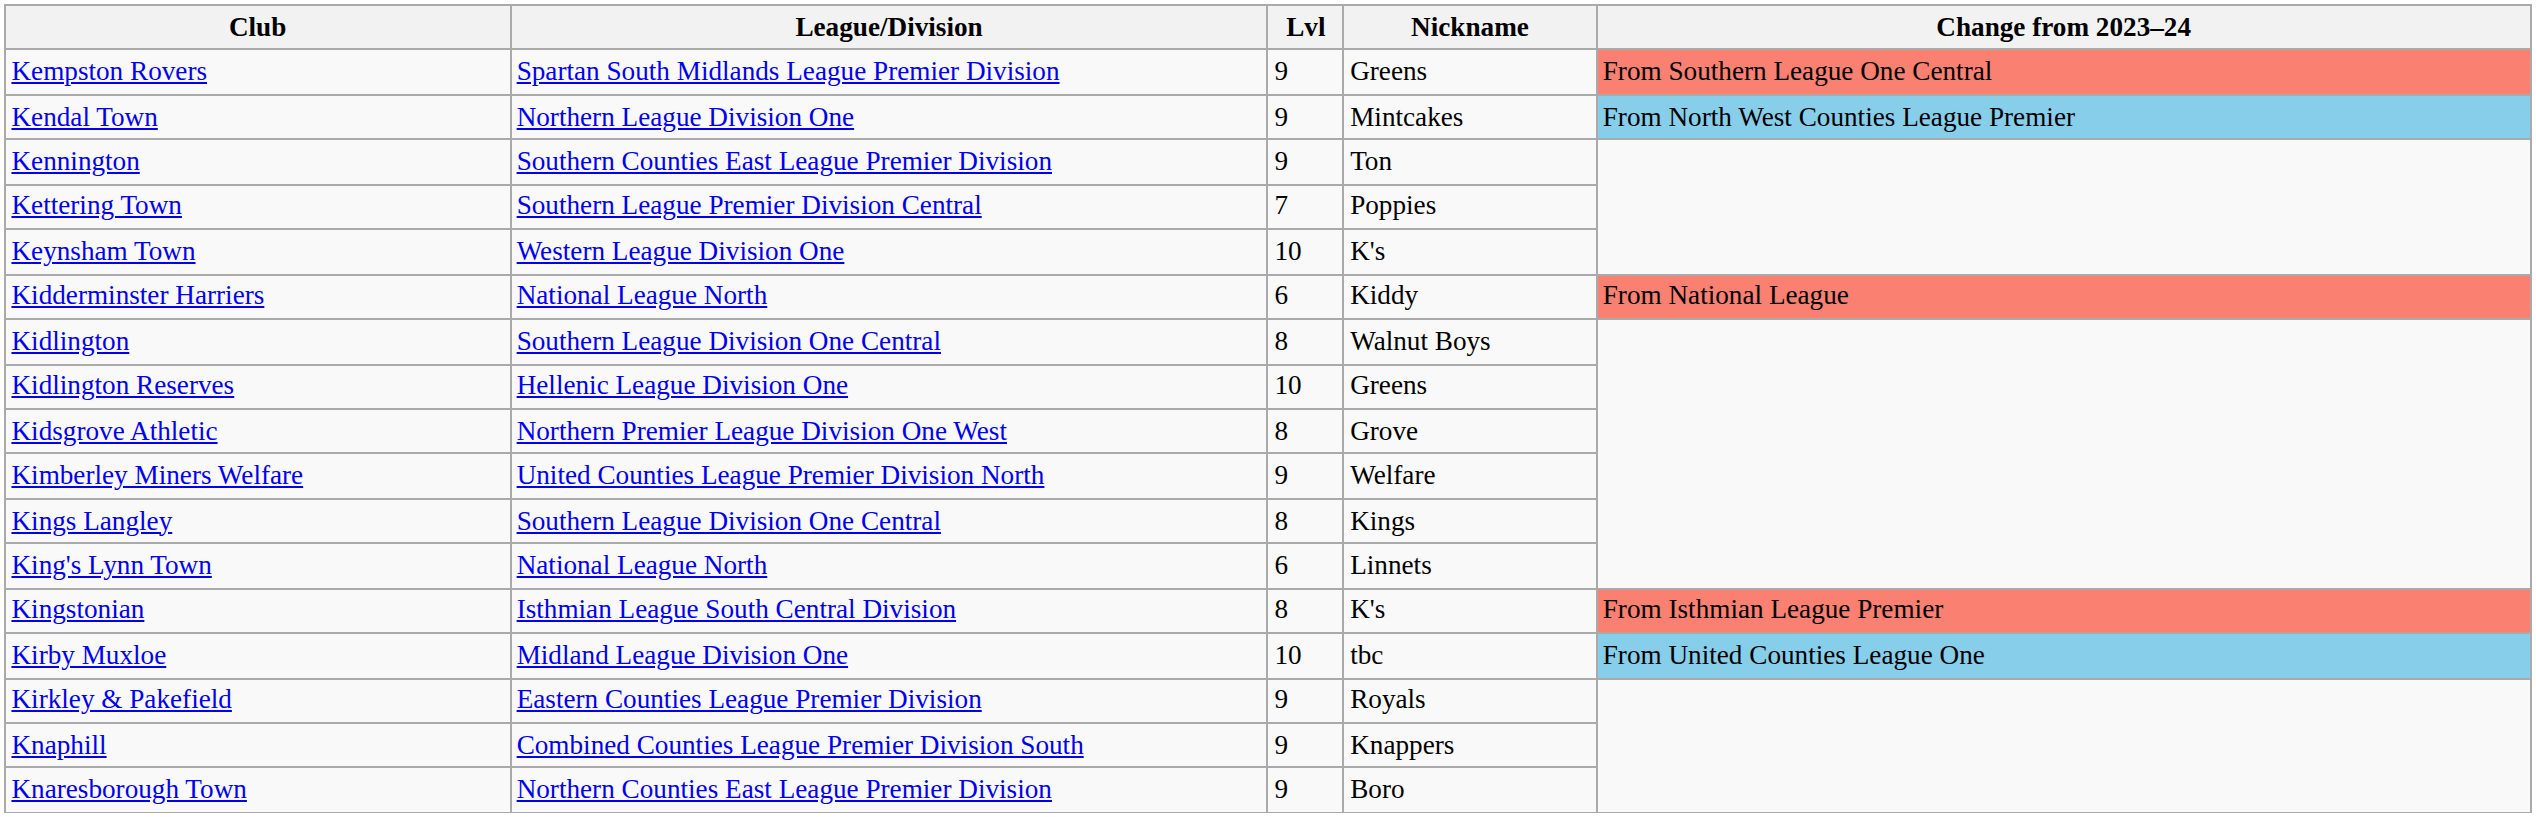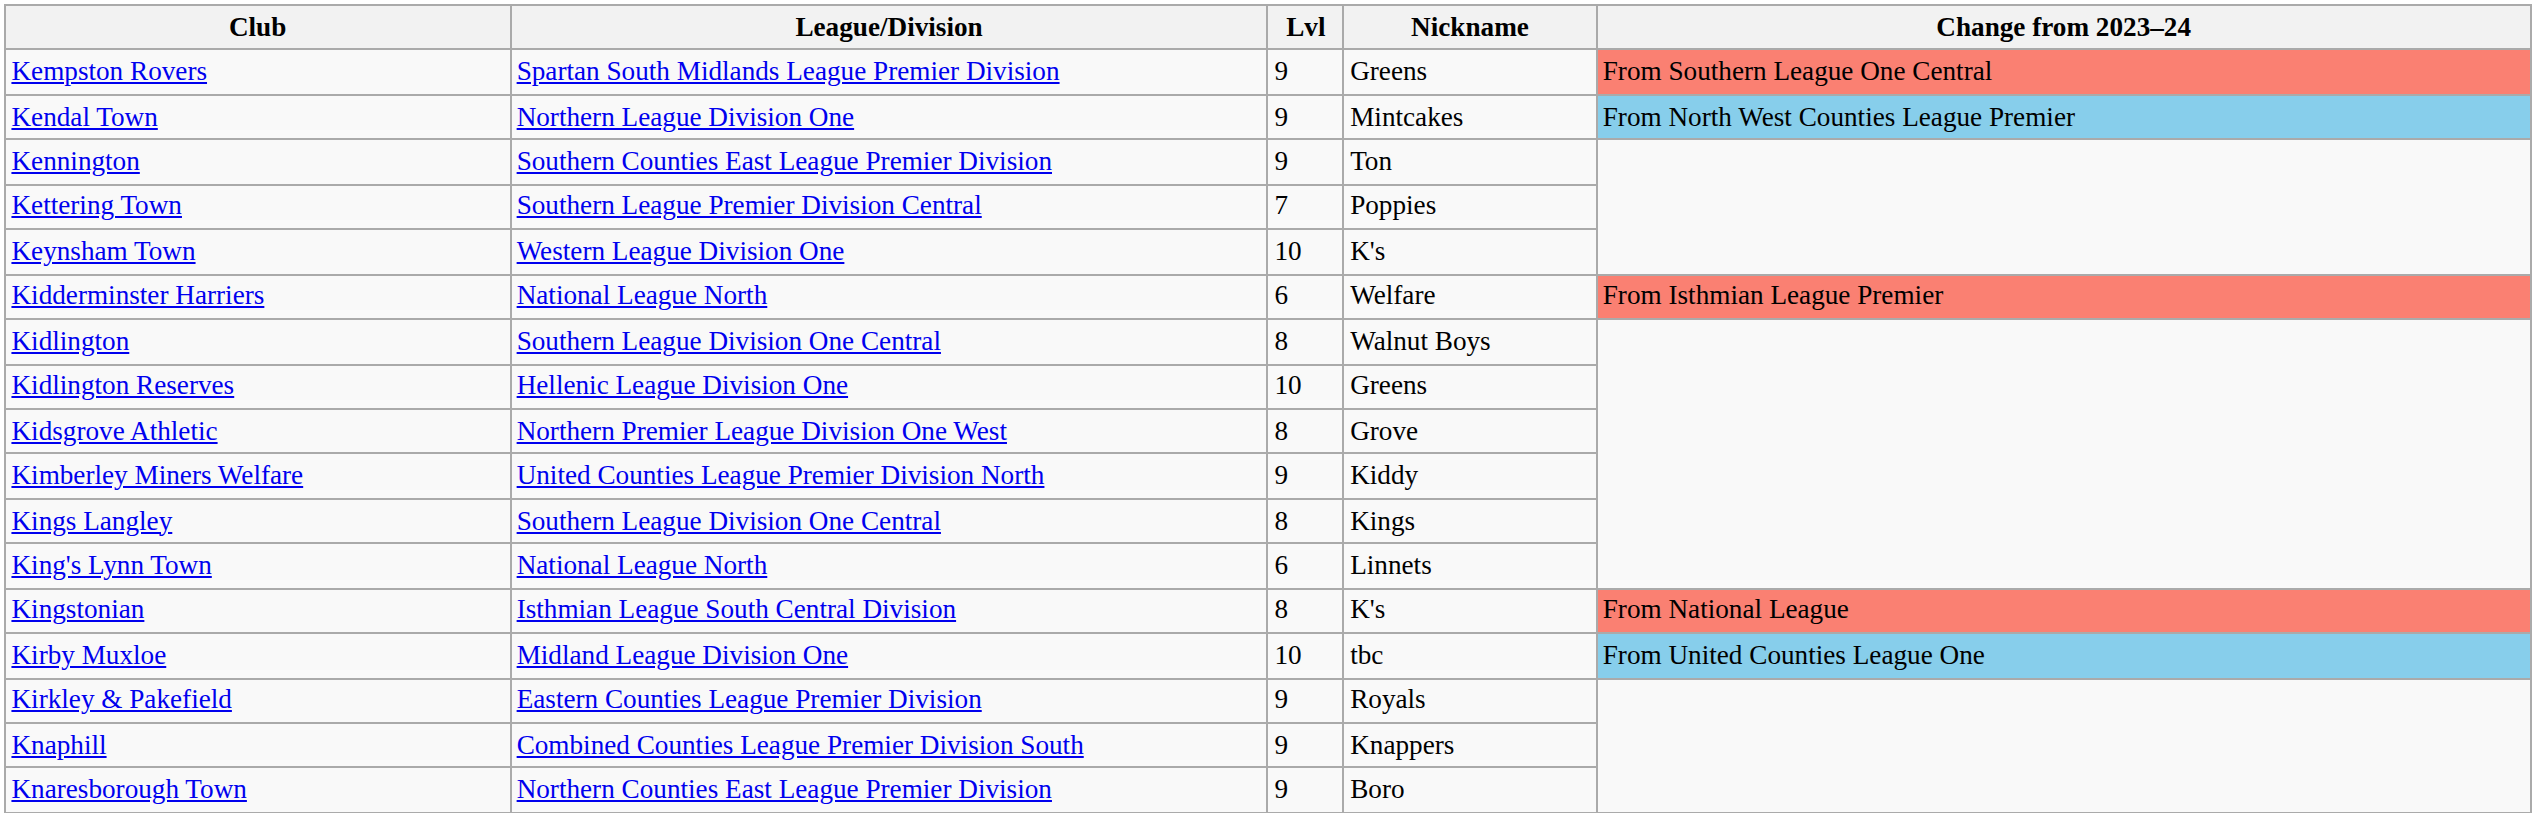(1384, 295) Kiddy -> (1393, 295) Welfare
(1726, 295) From National League -> (1773, 295) From Isthmian League Premier
(1393, 475) Welfare -> (1384, 475) Kiddy
(1773, 609) From Isthmian League Premier -> (1726, 609) From National League
